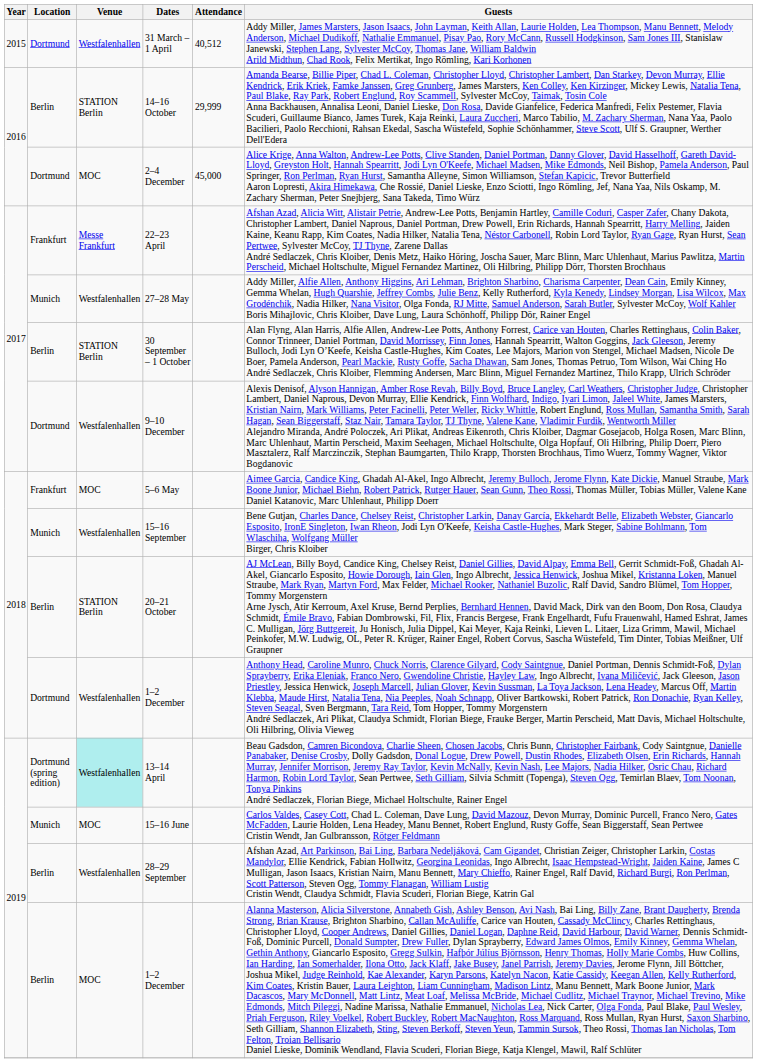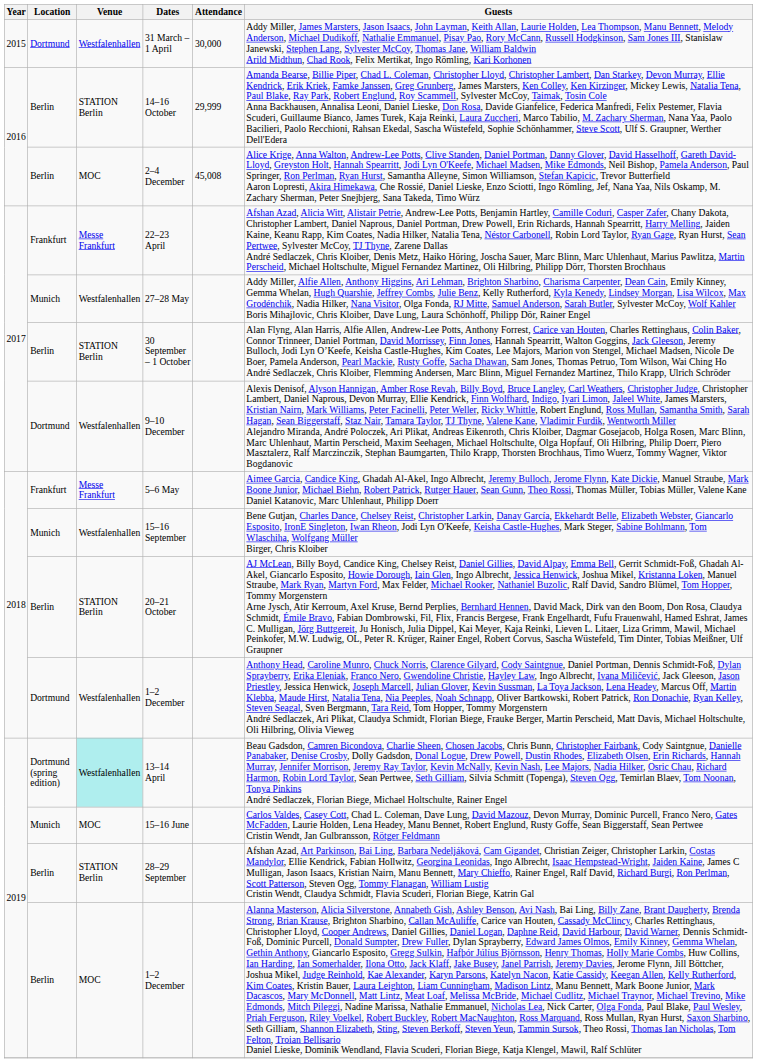(208, 43) 40,512 -> (208, 43) 30,000
(50, 176) Dortmund -> (42, 176) Berlin
(208, 176) 45,000 -> (208, 176) 45,008
(90, 490) MOC -> (97, 490) Messe Frankfurt
(109, 873) Westfalenhallen -> (98, 873) STATION Berlin
